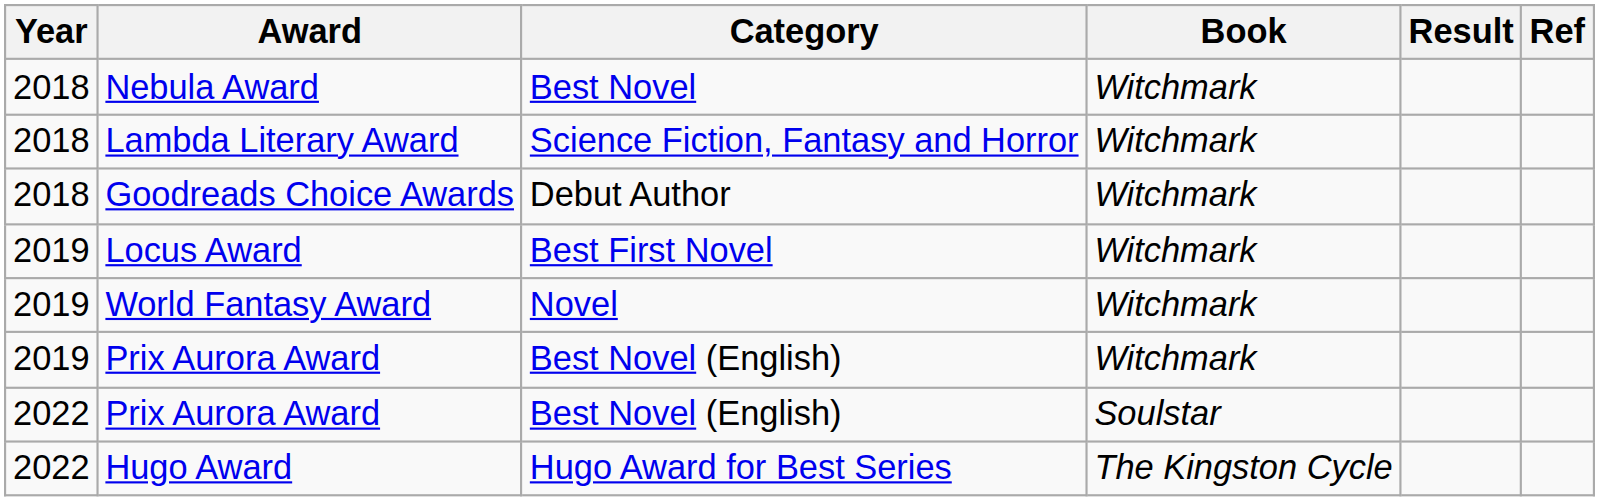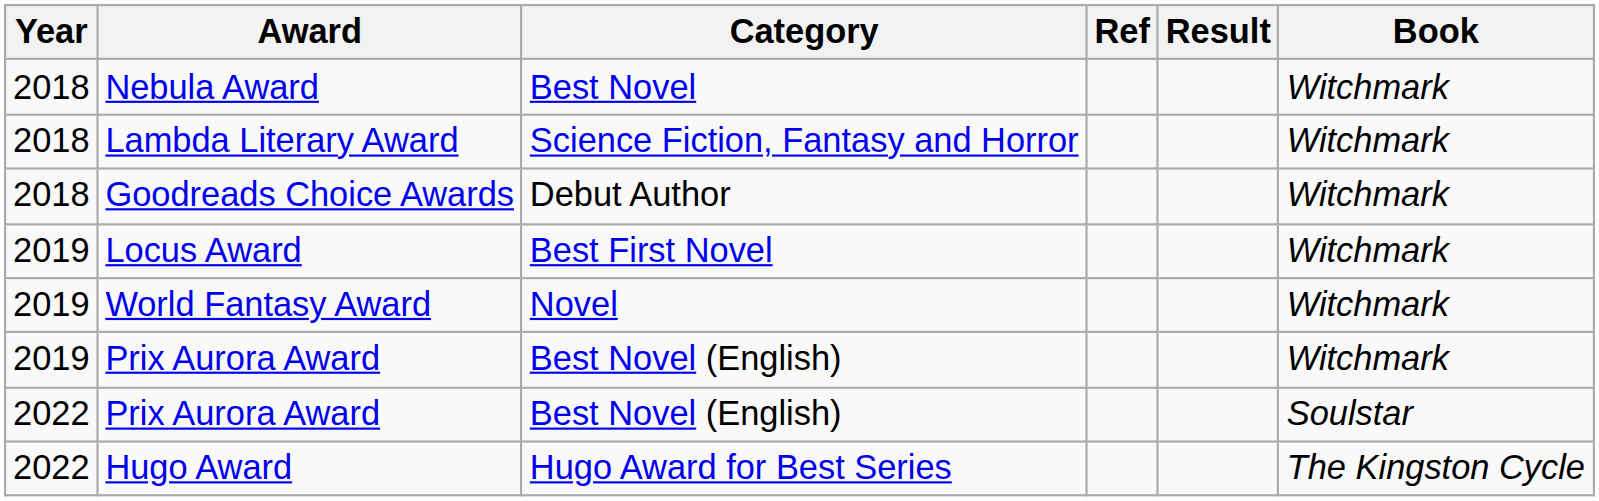columns swapped: (1244, 31) <-> (1557, 31)
